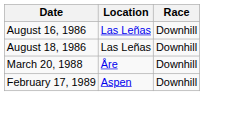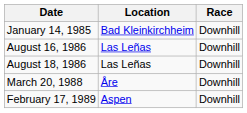+ row: (49, 30)
